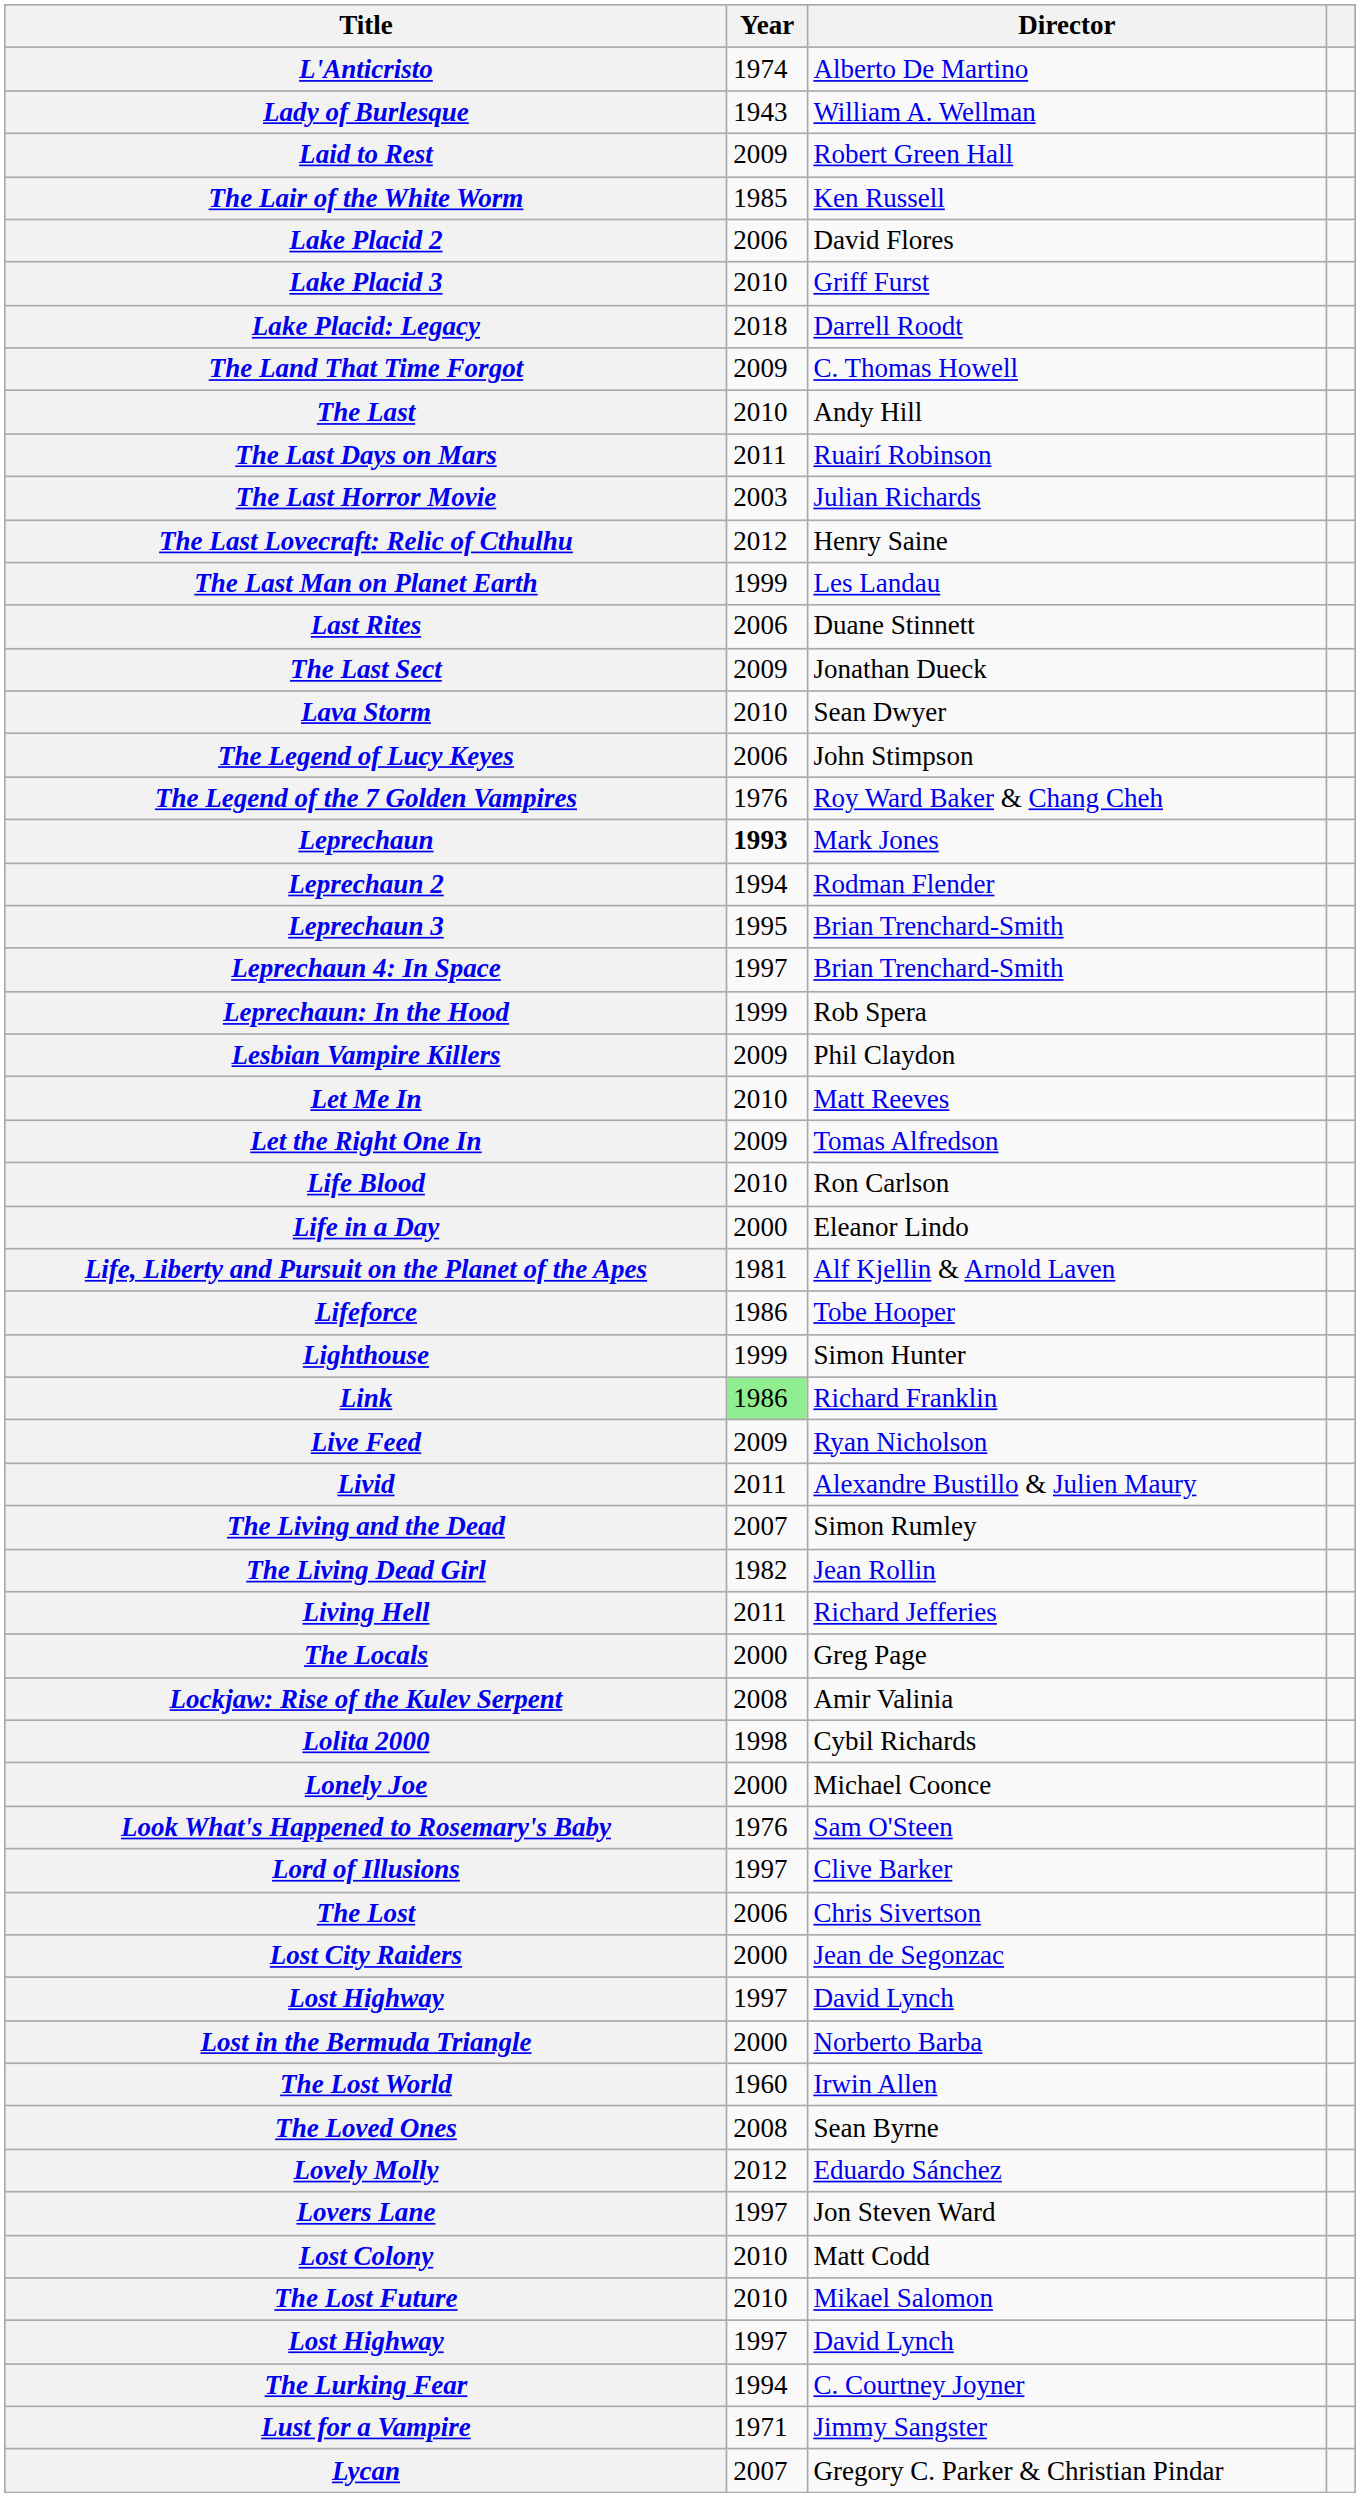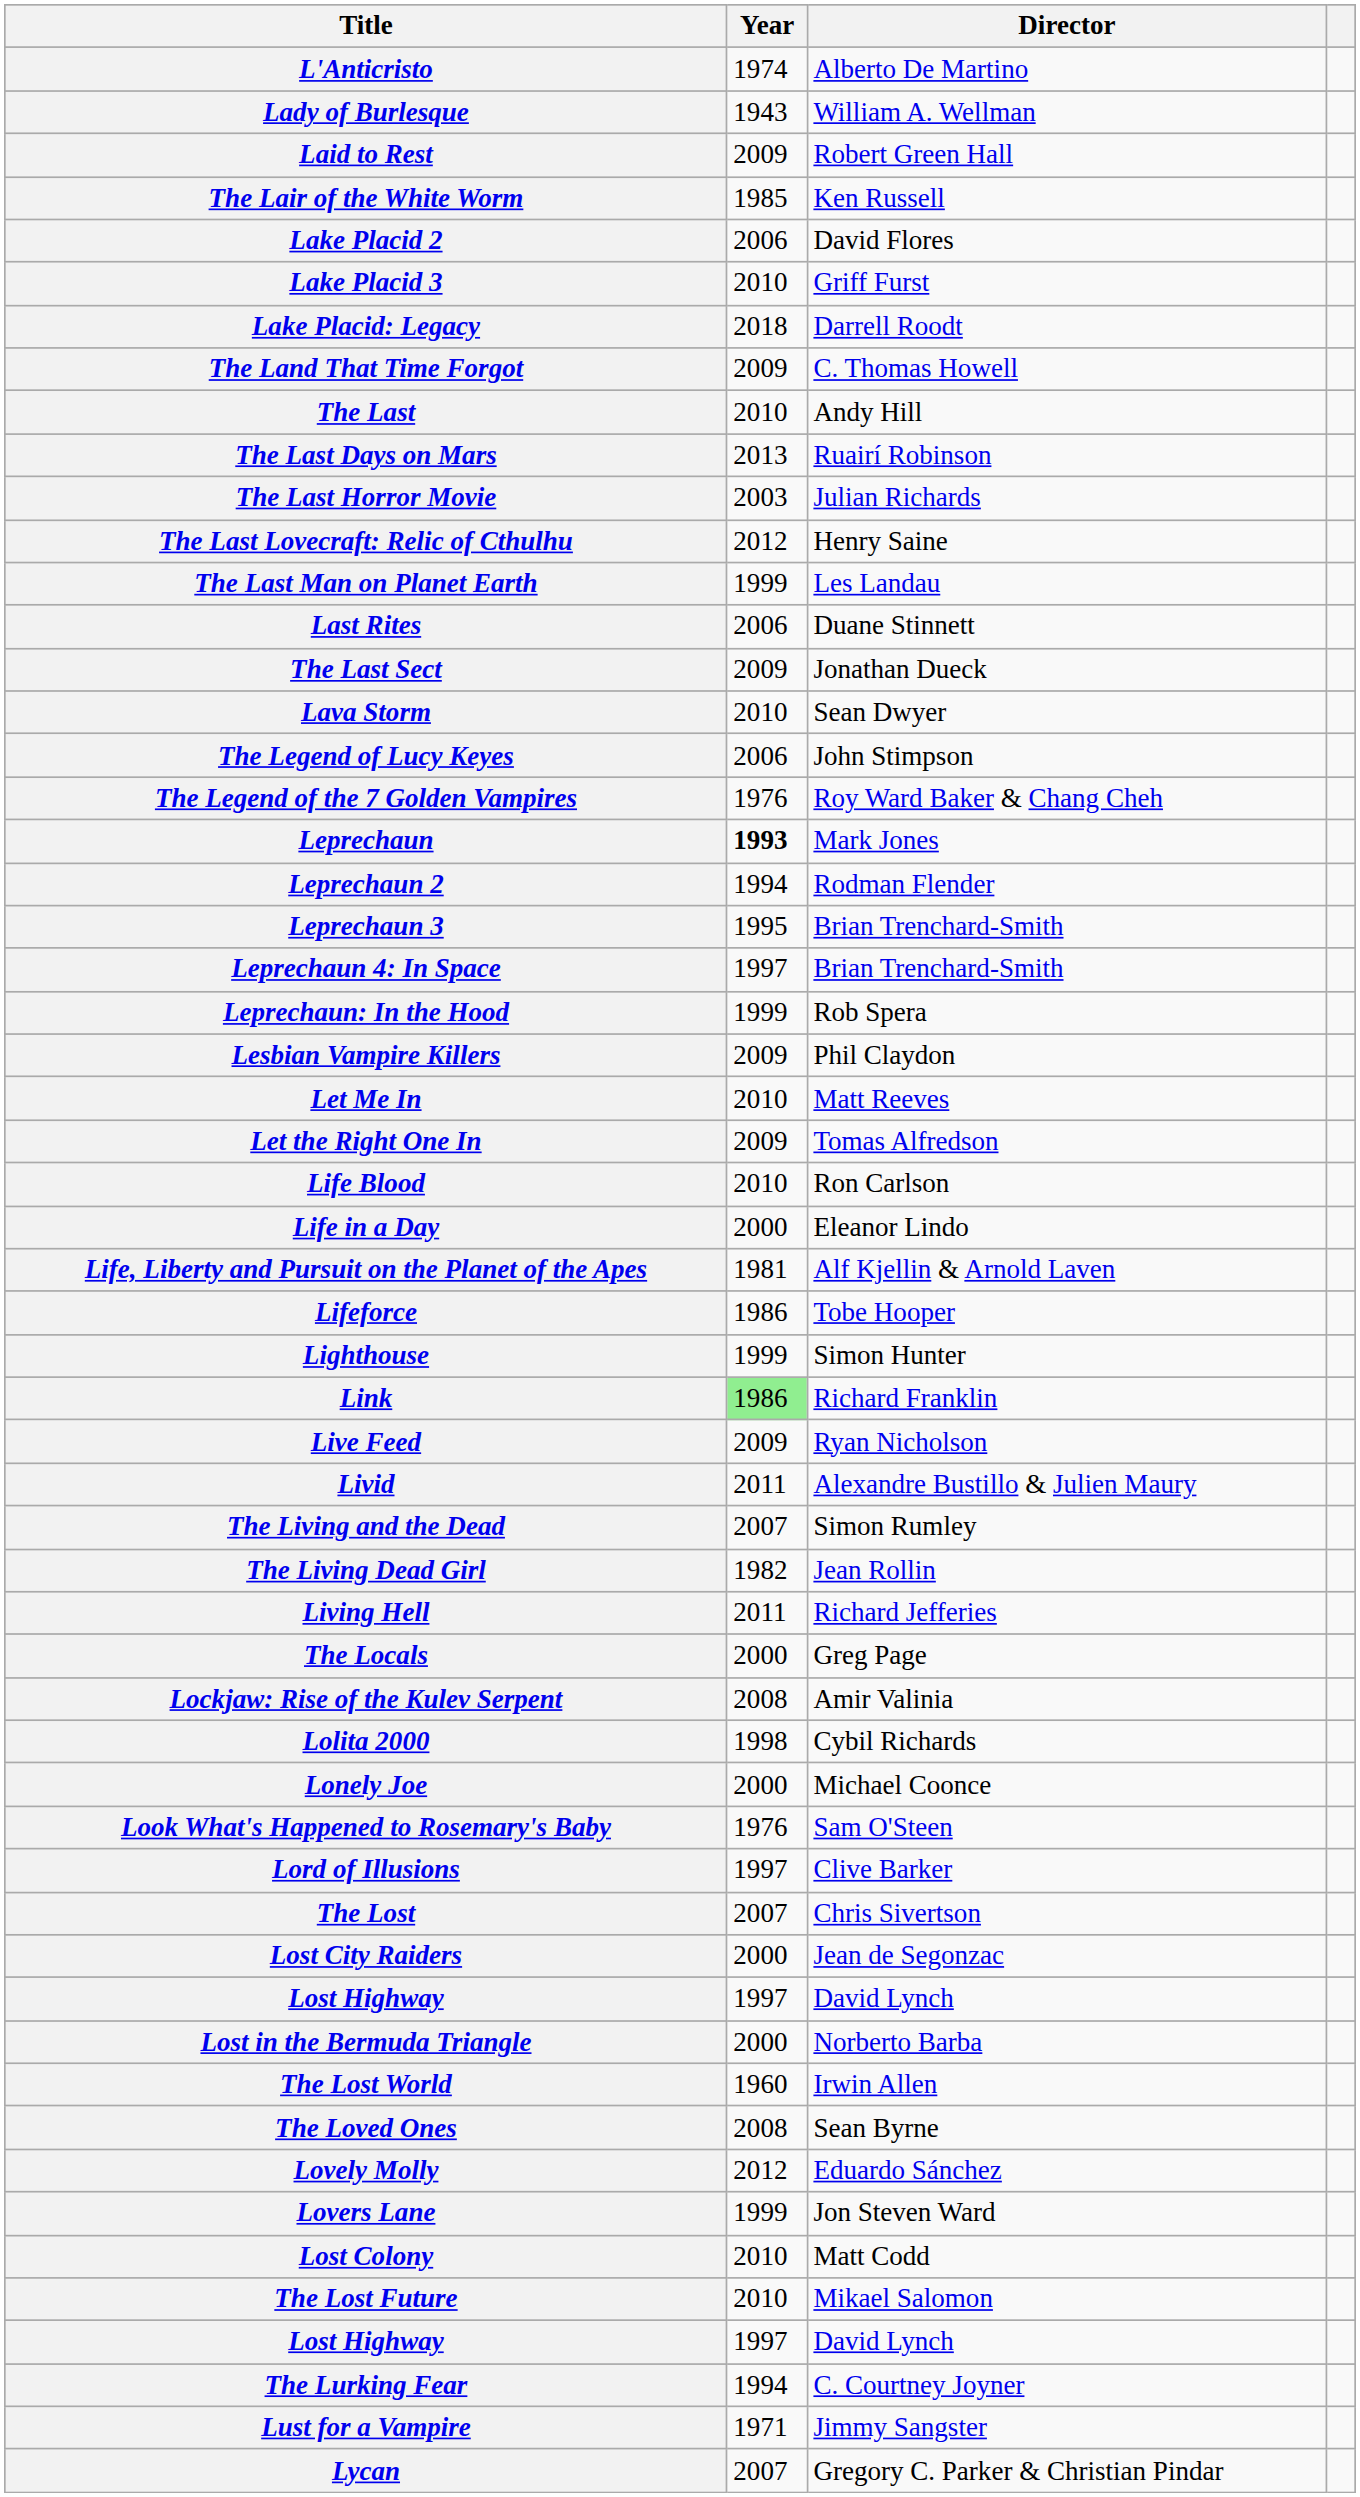(760, 454) 2011 -> (760, 454) 2013
(760, 1912) 2006 -> (760, 1912) 2007
(760, 2213) 1997 -> (760, 2213) 1999
